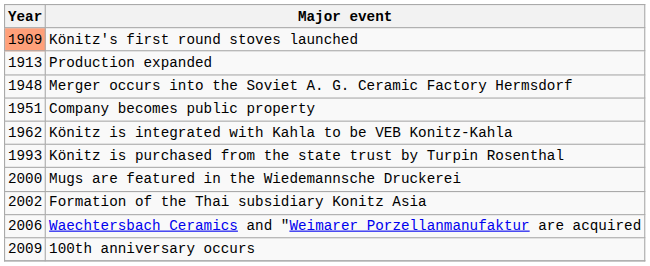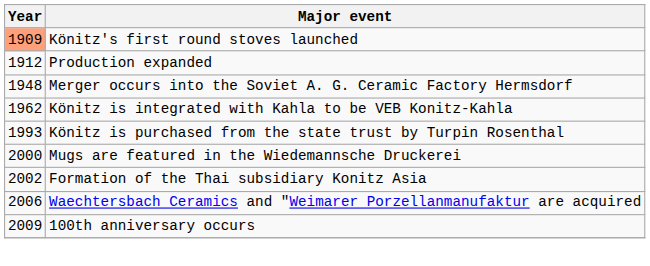(25, 63) 1913 -> (25, 63) 1912
- row: (182, 109)
